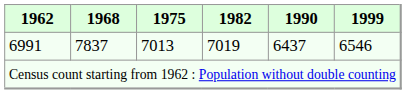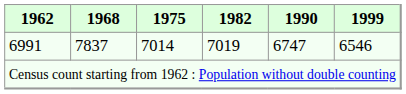(157, 46) 7013 -> (157, 46) 7014
(289, 46) 6437 -> (289, 46) 6747
